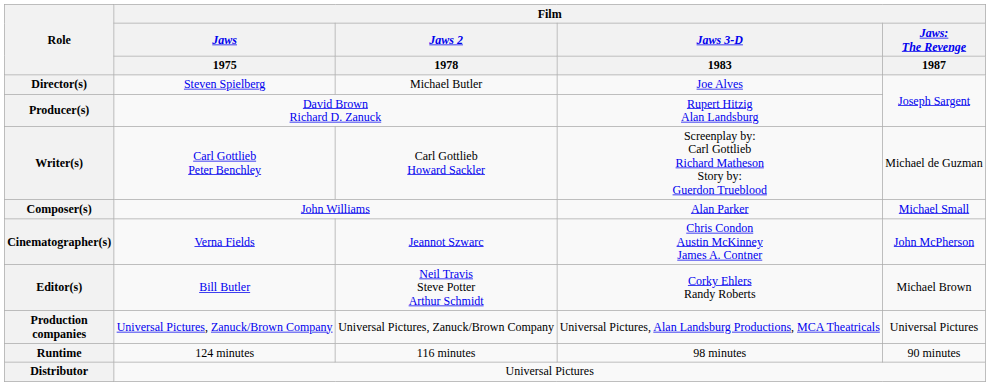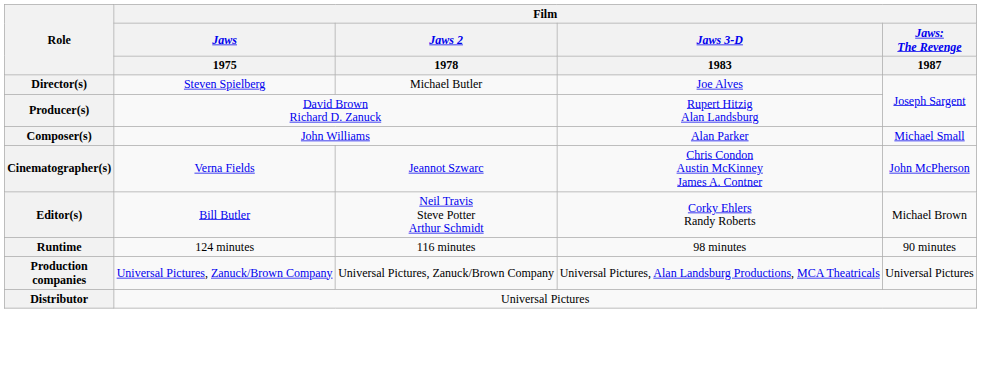- row: (59, 163)
rows swapped: (59, 352) <-> (59, 327)
